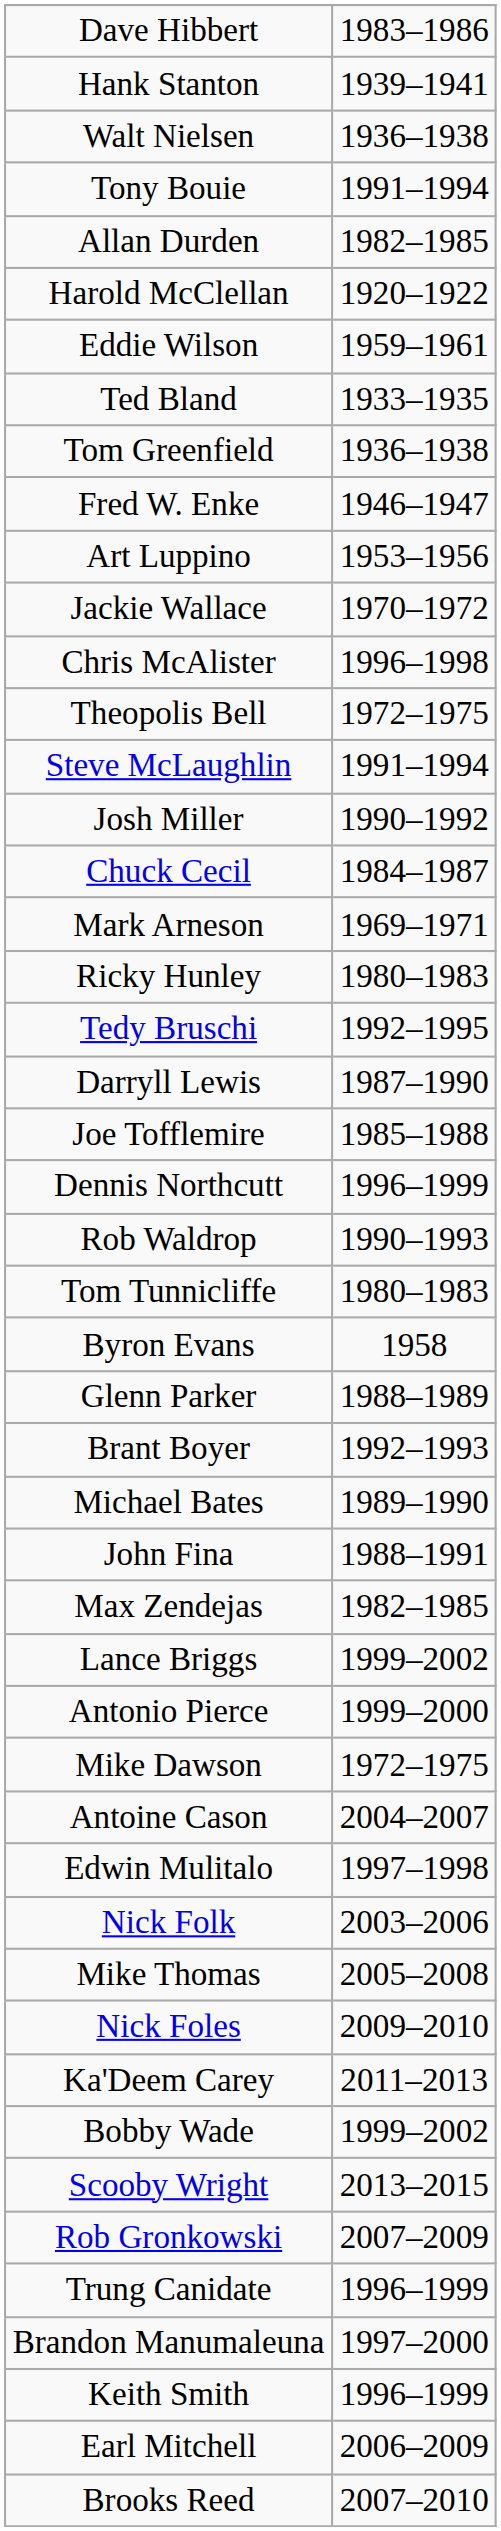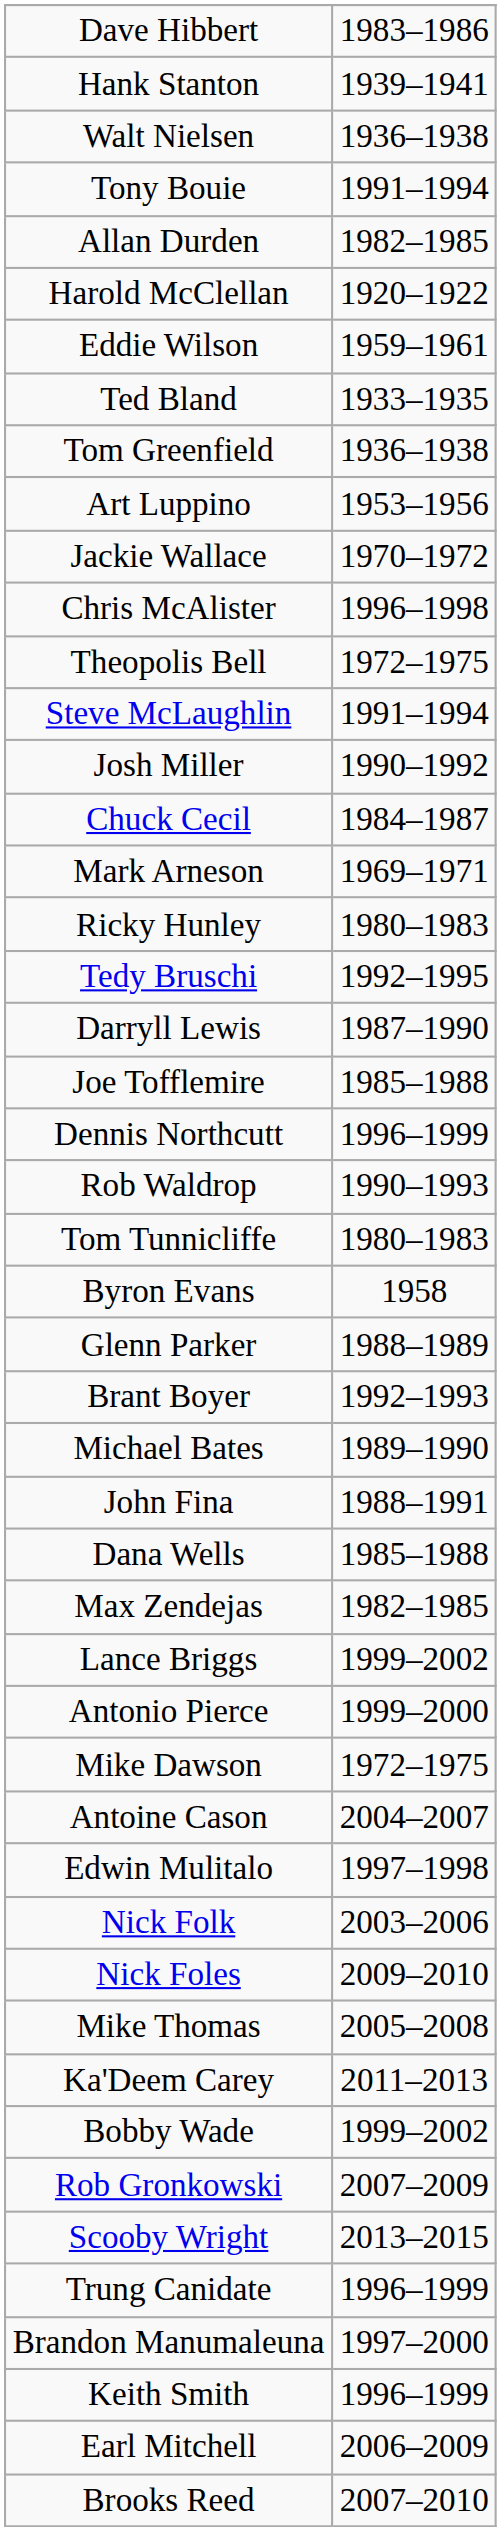- row: (169, 503)
+ row: (169, 1554)
rows swapped: (169, 1974) <-> (169, 2026)
rows swapped: (169, 2236) <-> (169, 2184)
